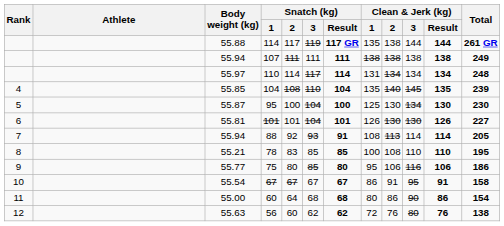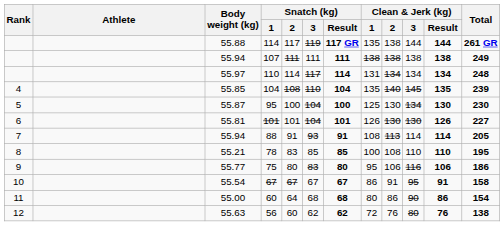(292, 136) 92 -> (292, 136) 91
(313, 167) 85 -> (313, 167) 83
